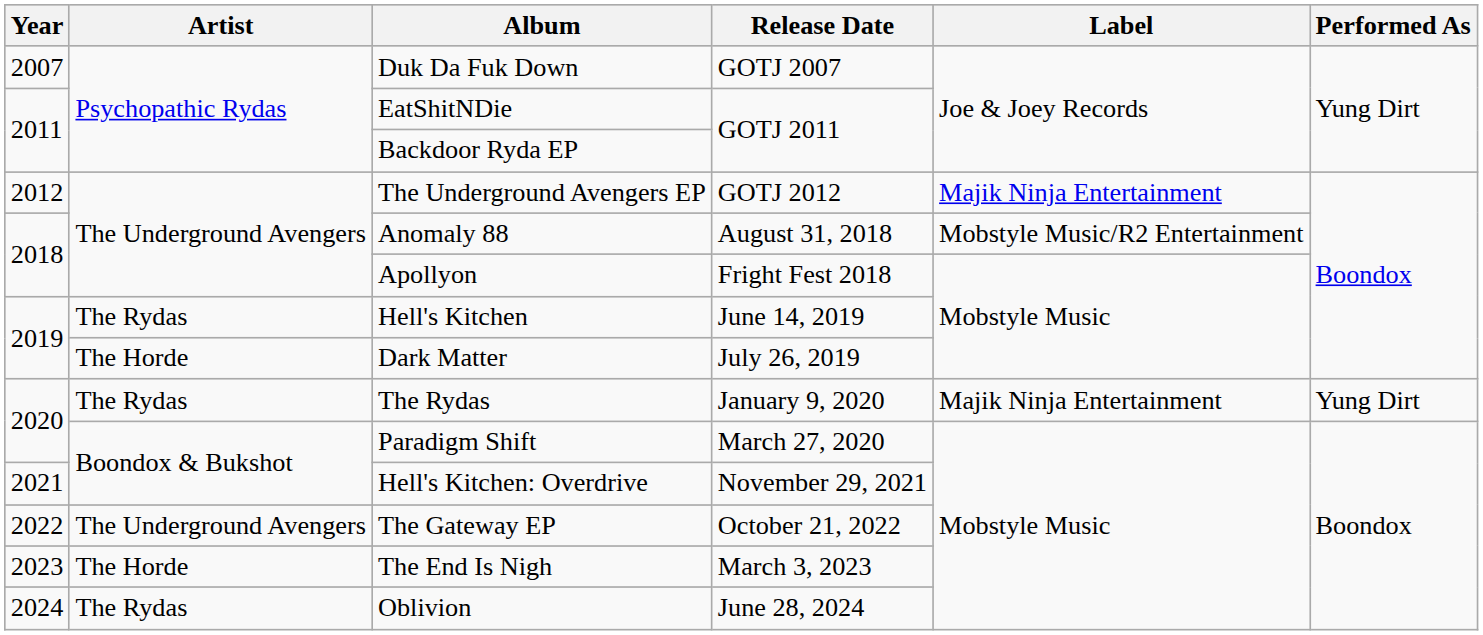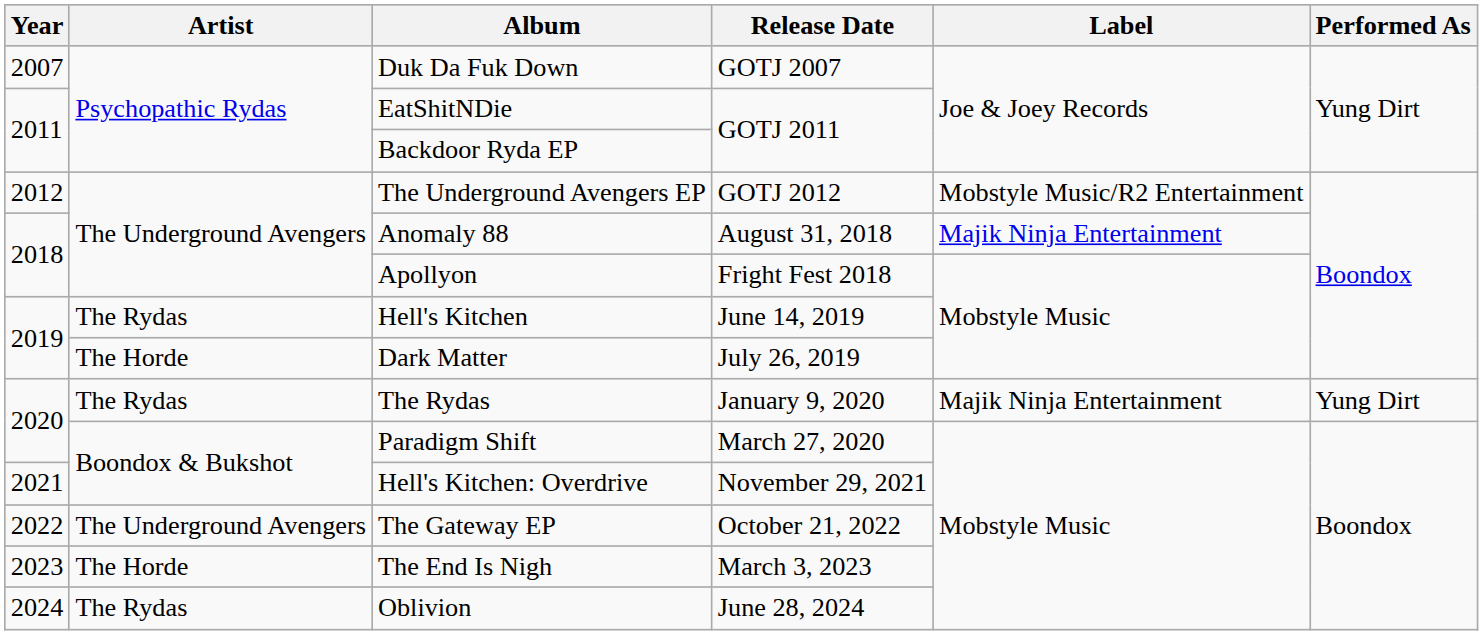(1080, 191) Majik Ninja Entertainment -> (1121, 191) Mobstyle Music/R2 Entertainment
(1121, 233) Mobstyle Music/R2 Entertainment -> (1080, 233) Majik Ninja Entertainment
